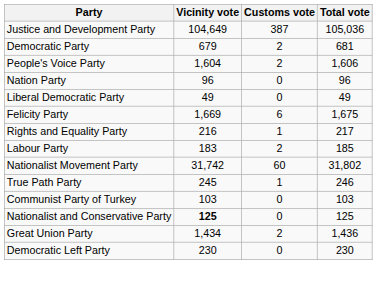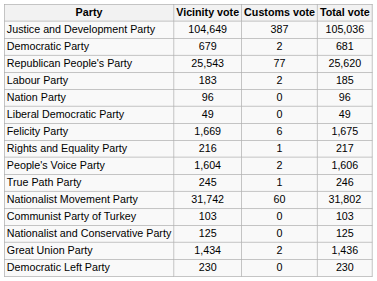+ row: (70, 64)
rows swapped: (37, 149) <-> (56, 64)
rows swapped: (72, 166) <-> (44, 183)
(208, 217) bold -> (208, 234) normal
